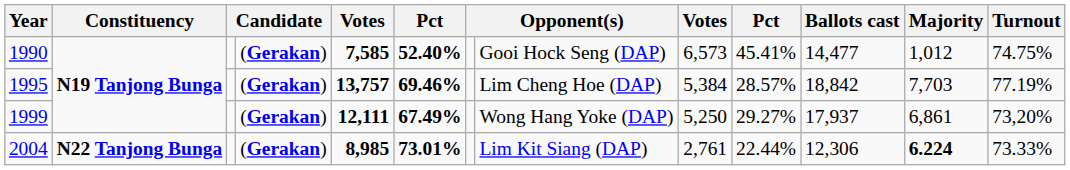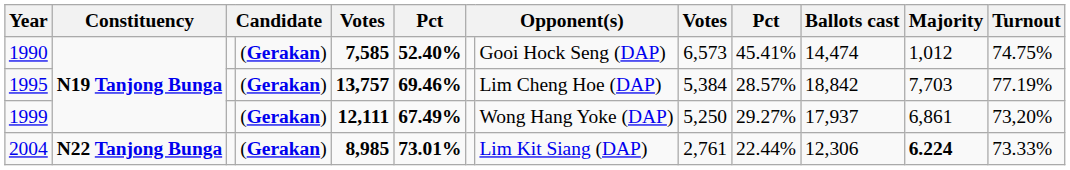(832, 52) 14,477 -> (832, 52) 14,474
